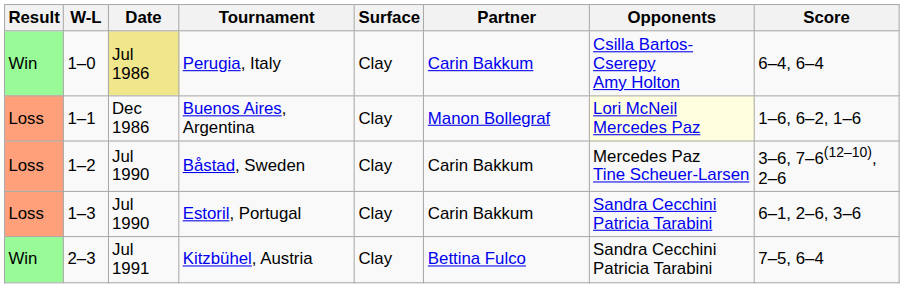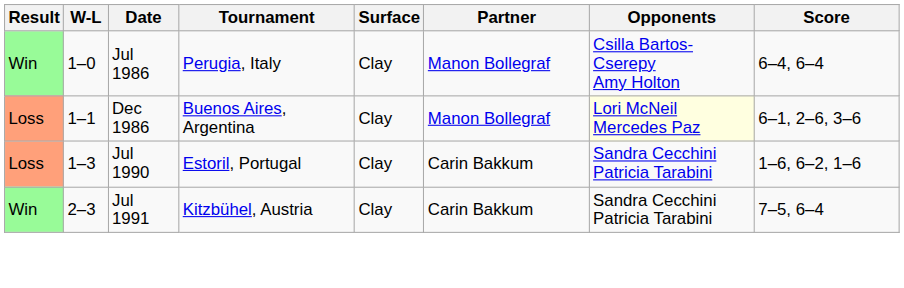(131, 63) khaki background -> (131, 63) no background
(481, 63) Carin Bakkum -> (489, 63) Manon Bollegraf
(810, 118) 1–6, 6–2, 1–6 -> (810, 118) 6–1, 2–6, 3–6
- row: (244, 166)
(810, 213) 6–1, 2–6, 3–6 -> (810, 163) 1–6, 6–2, 1–6
(477, 259) Bettina Fulco -> (481, 209) Carin Bakkum
